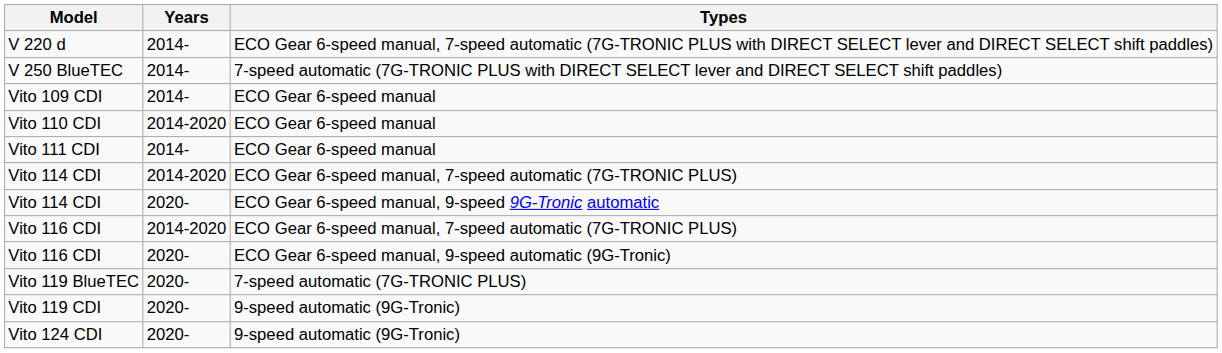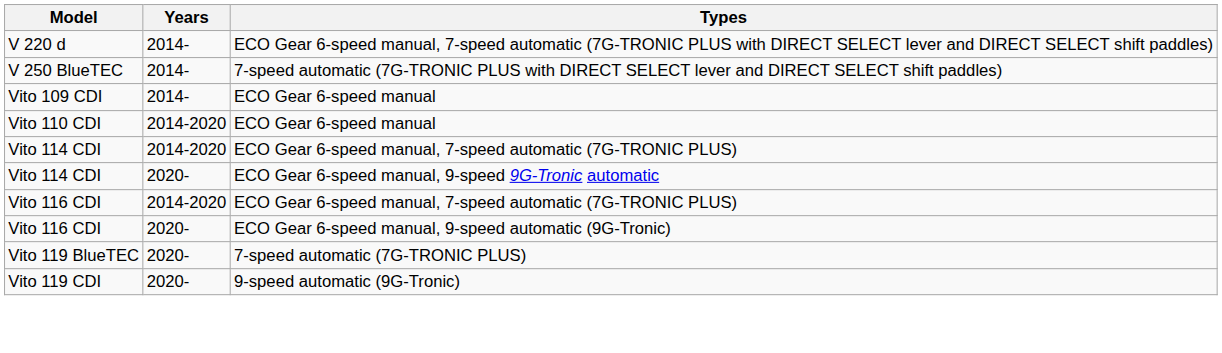- row: (54, 149)
- row: (55, 334)
